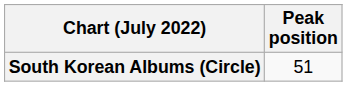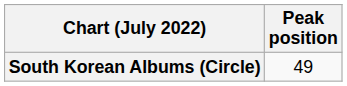(303, 66) 51 -> (303, 66) 49
